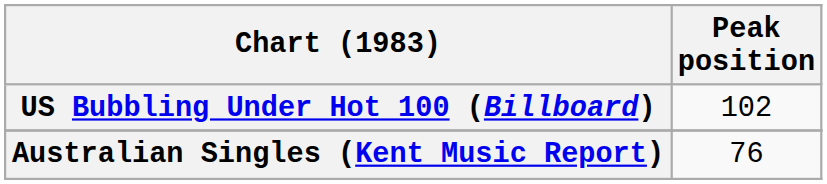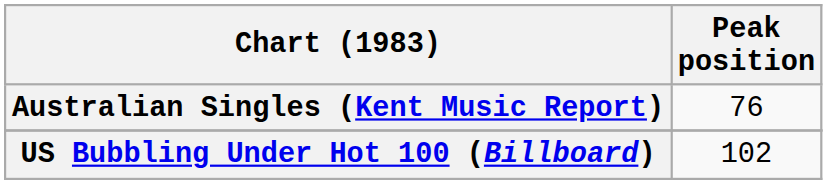rows swapped: (338, 155) <-> (338, 108)
